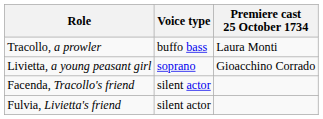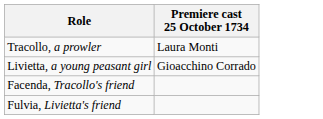- column: (184, 20)
